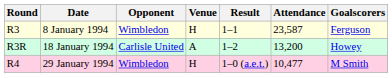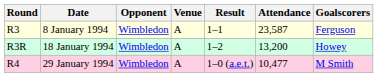(193, 30) H -> (178, 30) A
(151, 47) Carlisle United -> (144, 47) Wimbledon
(193, 64) H -> (178, 64) A
